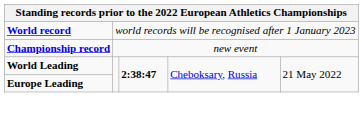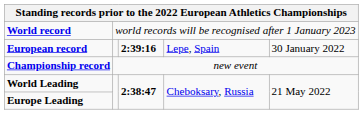+ row: (47, 48)
